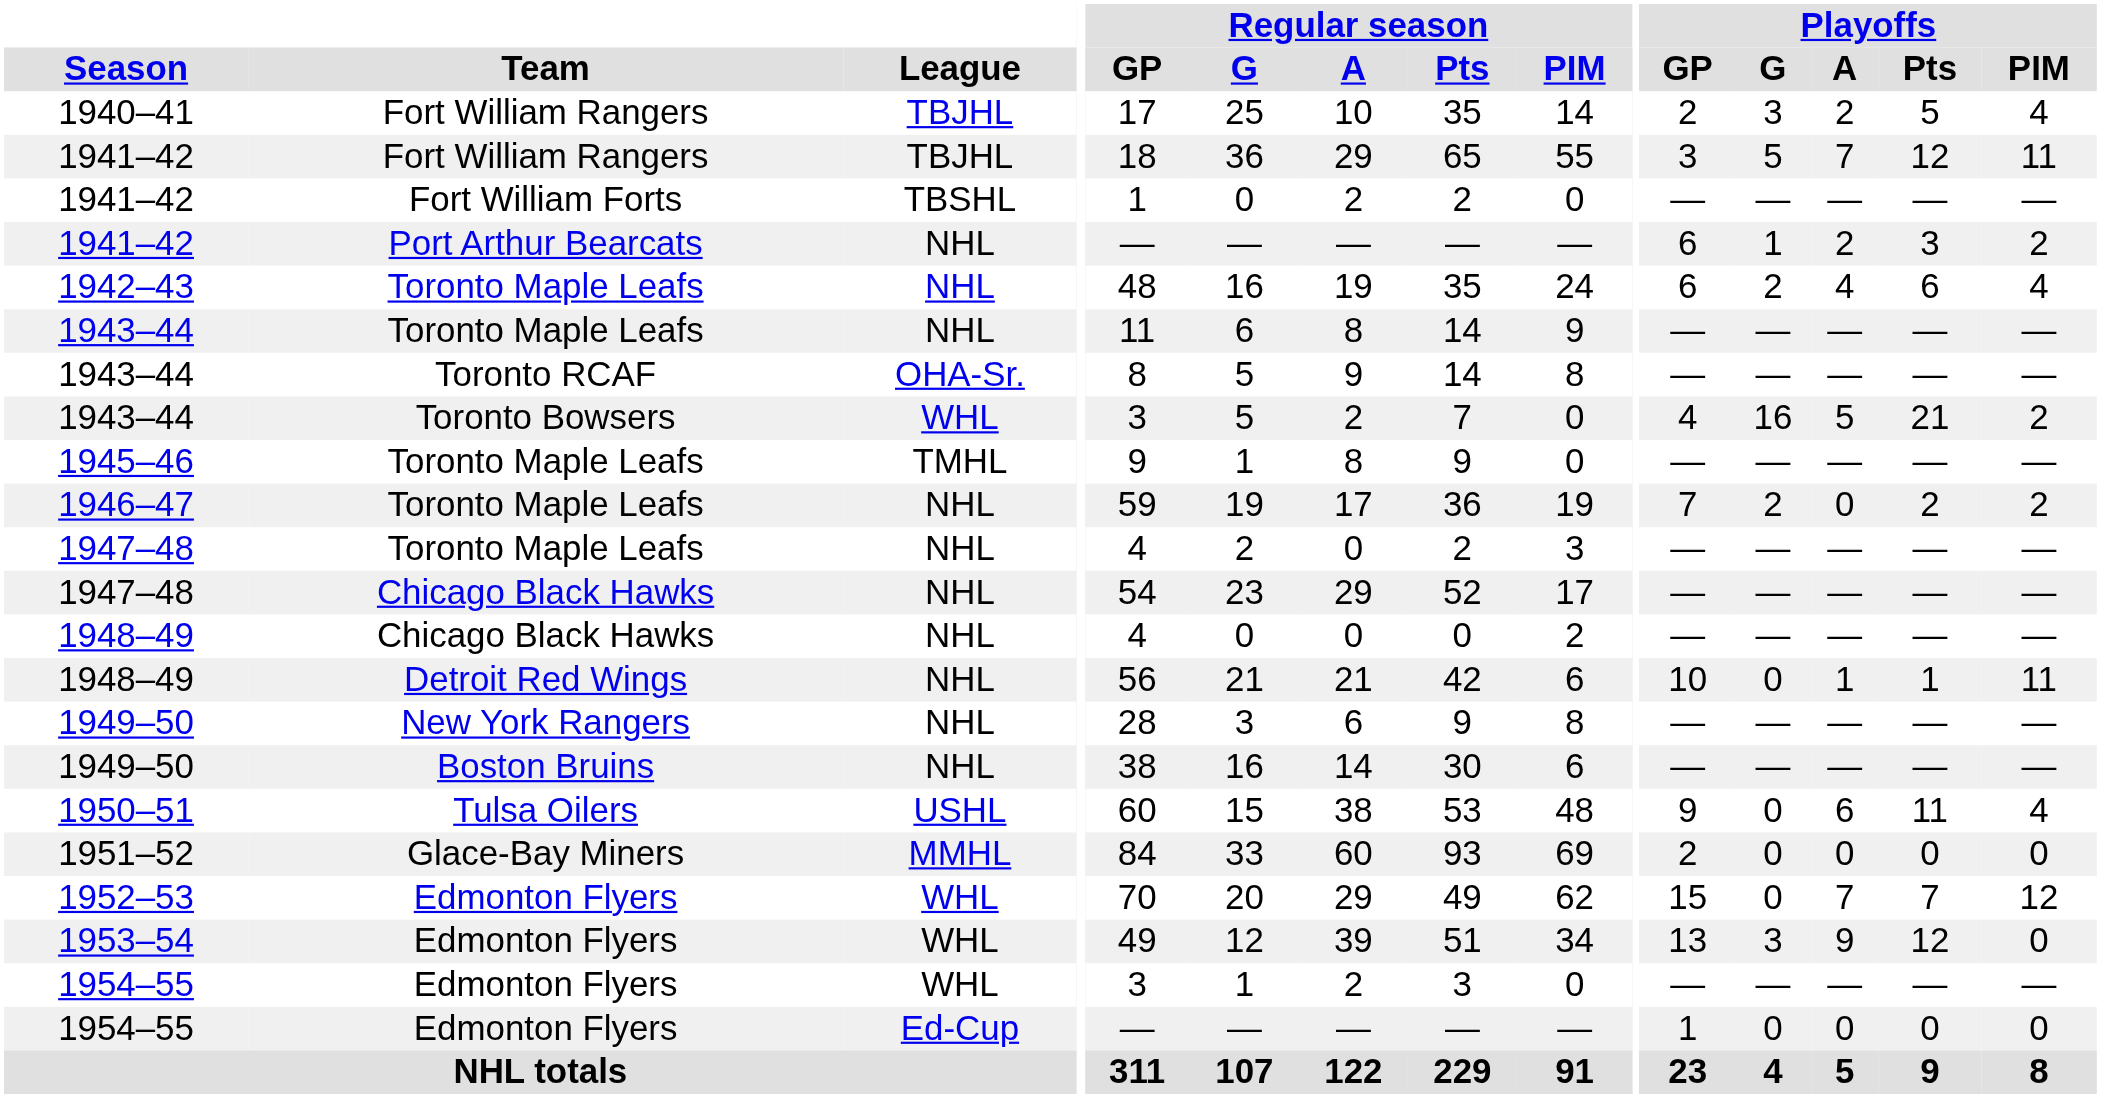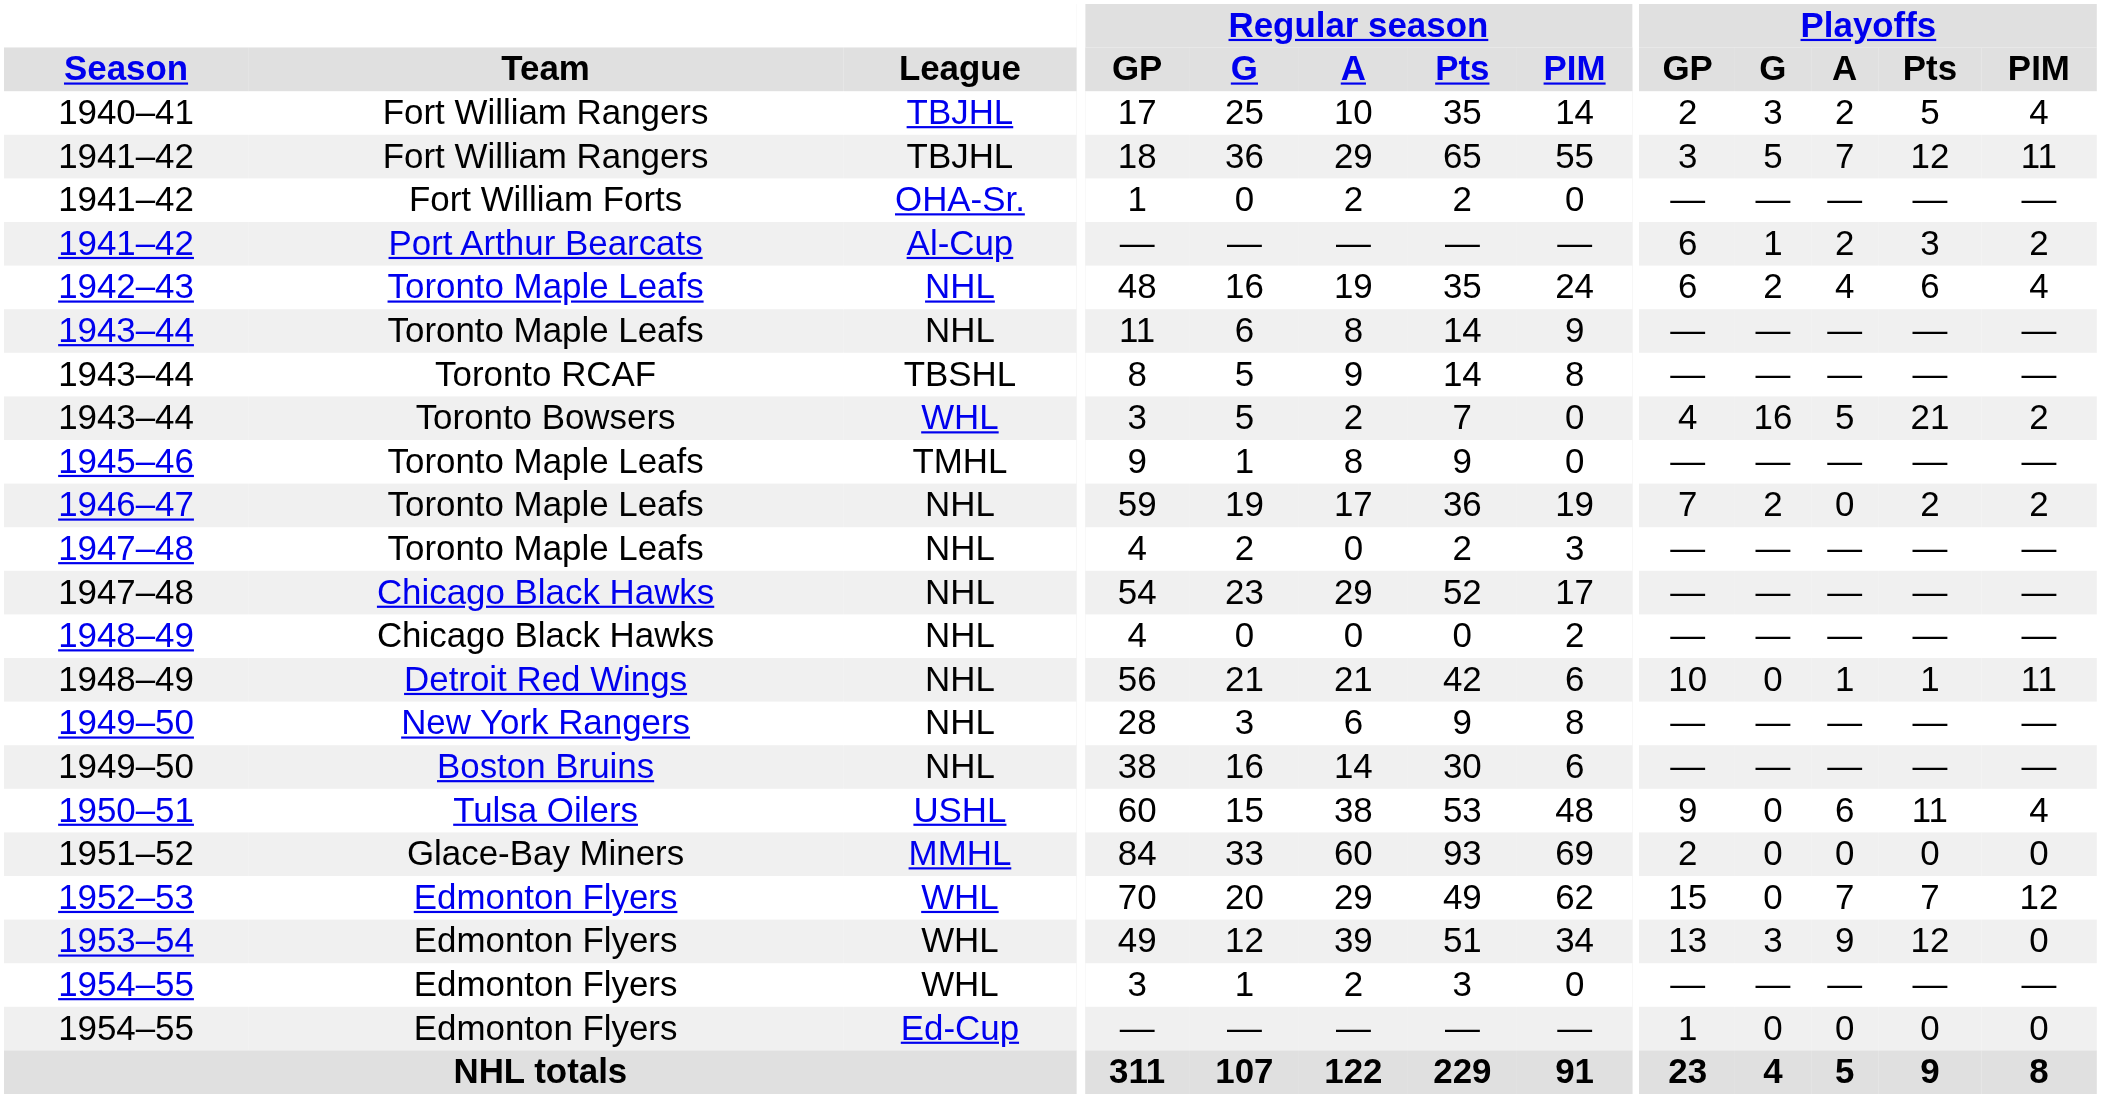(960, 199) TBSHL -> (960, 199) OHA-Sr.
(960, 243) NHL -> (960, 243) Al-Cup
(960, 374) OHA-Sr. -> (960, 374) TBSHL
